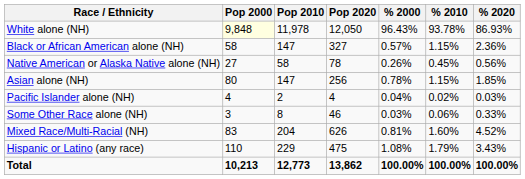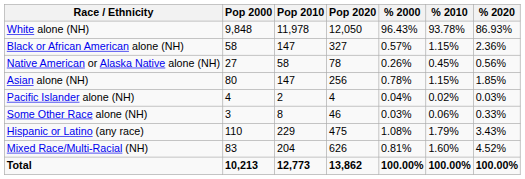(238, 30) lightyellow background -> (238, 30) no background
rows swapped: (77, 132) <-> (75, 149)
